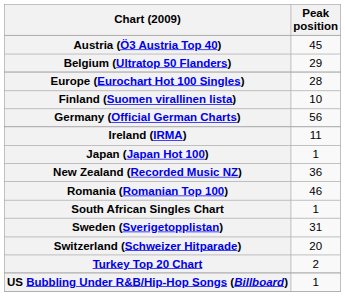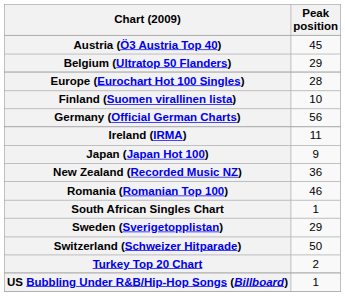(316, 154) 1 -> (316, 154) 9
(316, 227) 31 -> (316, 227) 29
(316, 245) 20 -> (316, 245) 50
